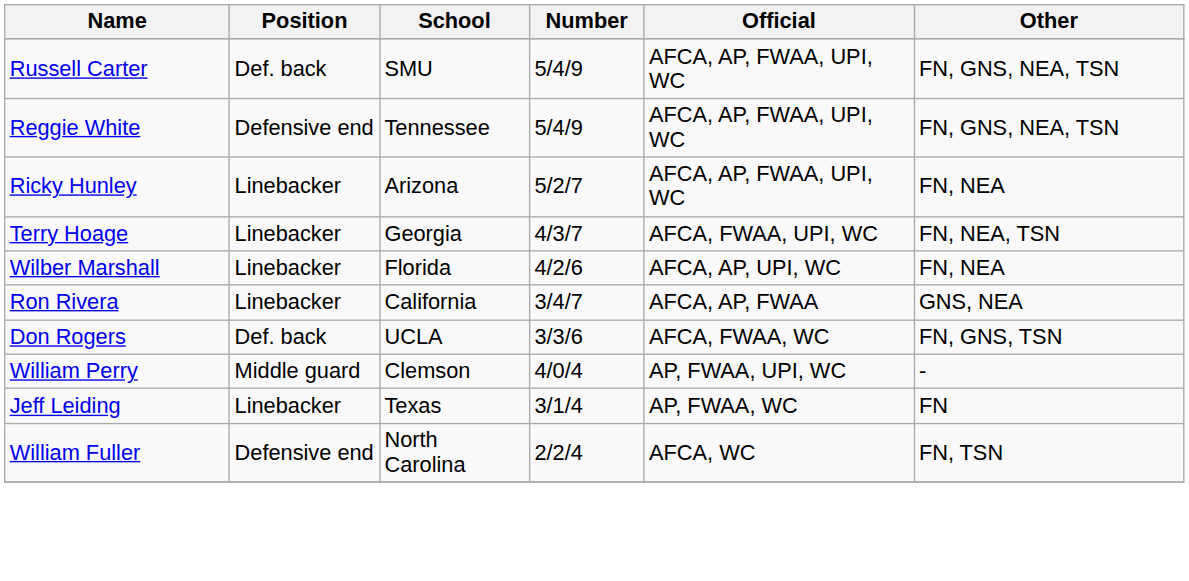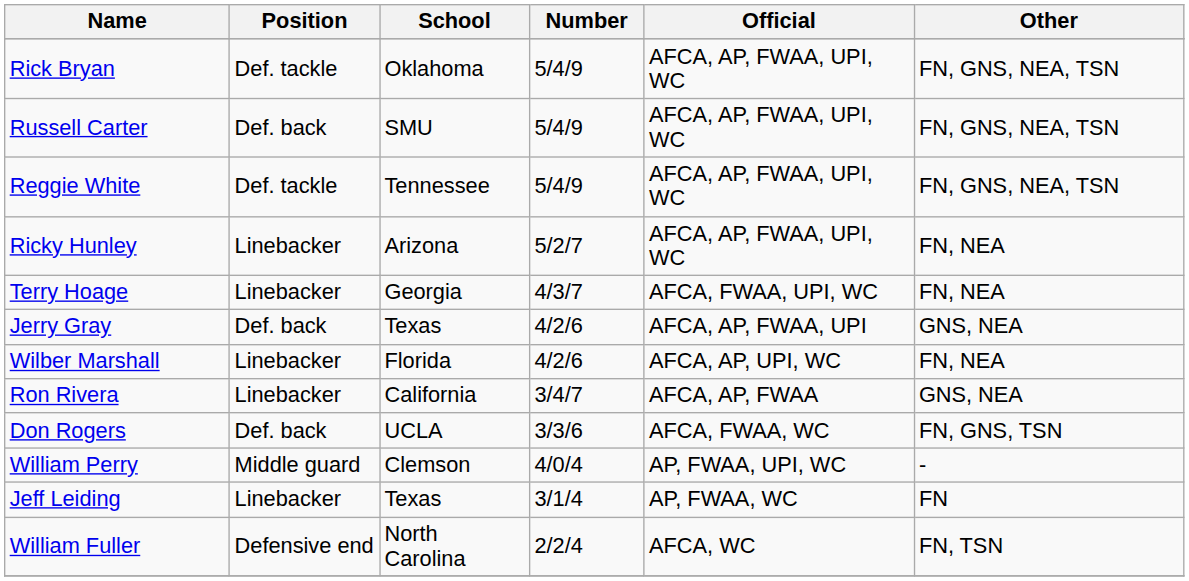+ row: (62, 68)
(304, 127) Defensive end -> (286, 186) Def. tackle
(989, 233) FN, NEA, TSN -> (962, 292) FN, NEA
+ row: (60, 326)
